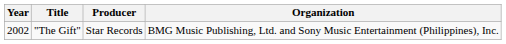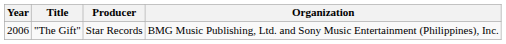(18, 30) 2002 -> (18, 30) 2006
